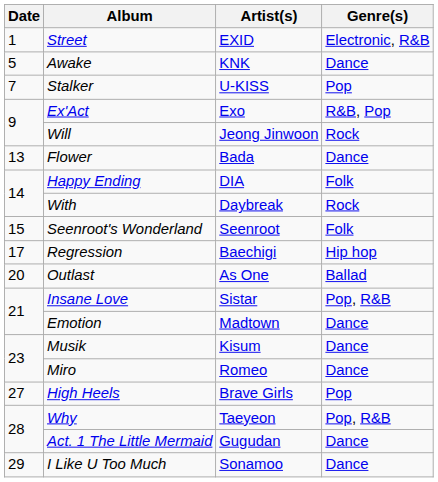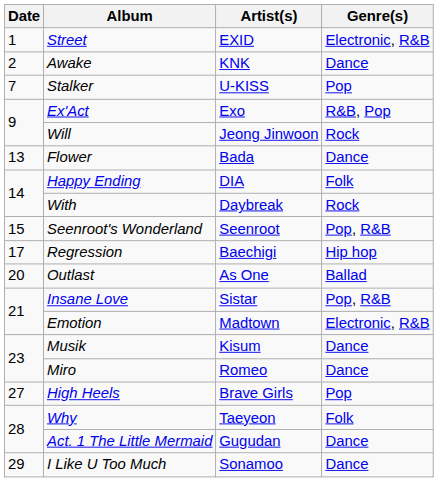(12, 63) 5 -> (12, 63) 2
(339, 228) Folk -> (358, 228) Pop, R&B
(347, 323) Dance -> (378, 323) Electronic, R&B
(358, 417) Pop, R&B -> (339, 417) Folk
